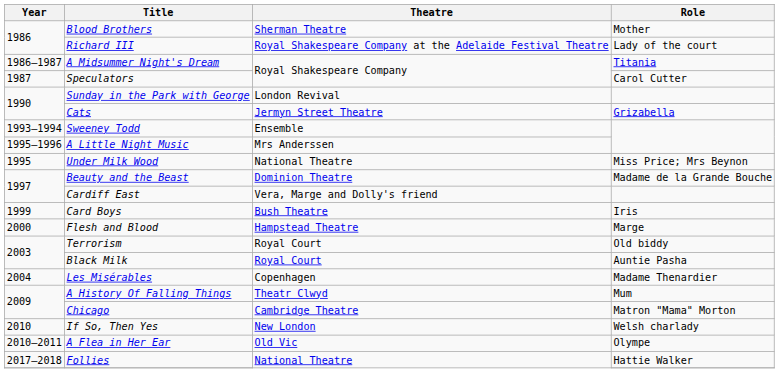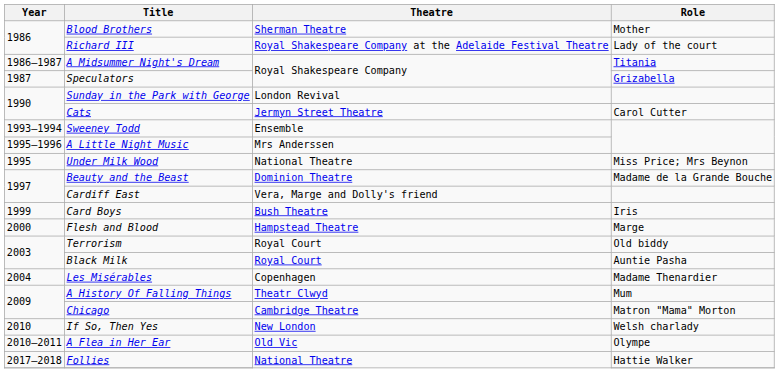(650, 79) Carol Cutter -> (644, 79) Grizabella
(644, 112) Grizabella -> (650, 112) Carol Cutter
